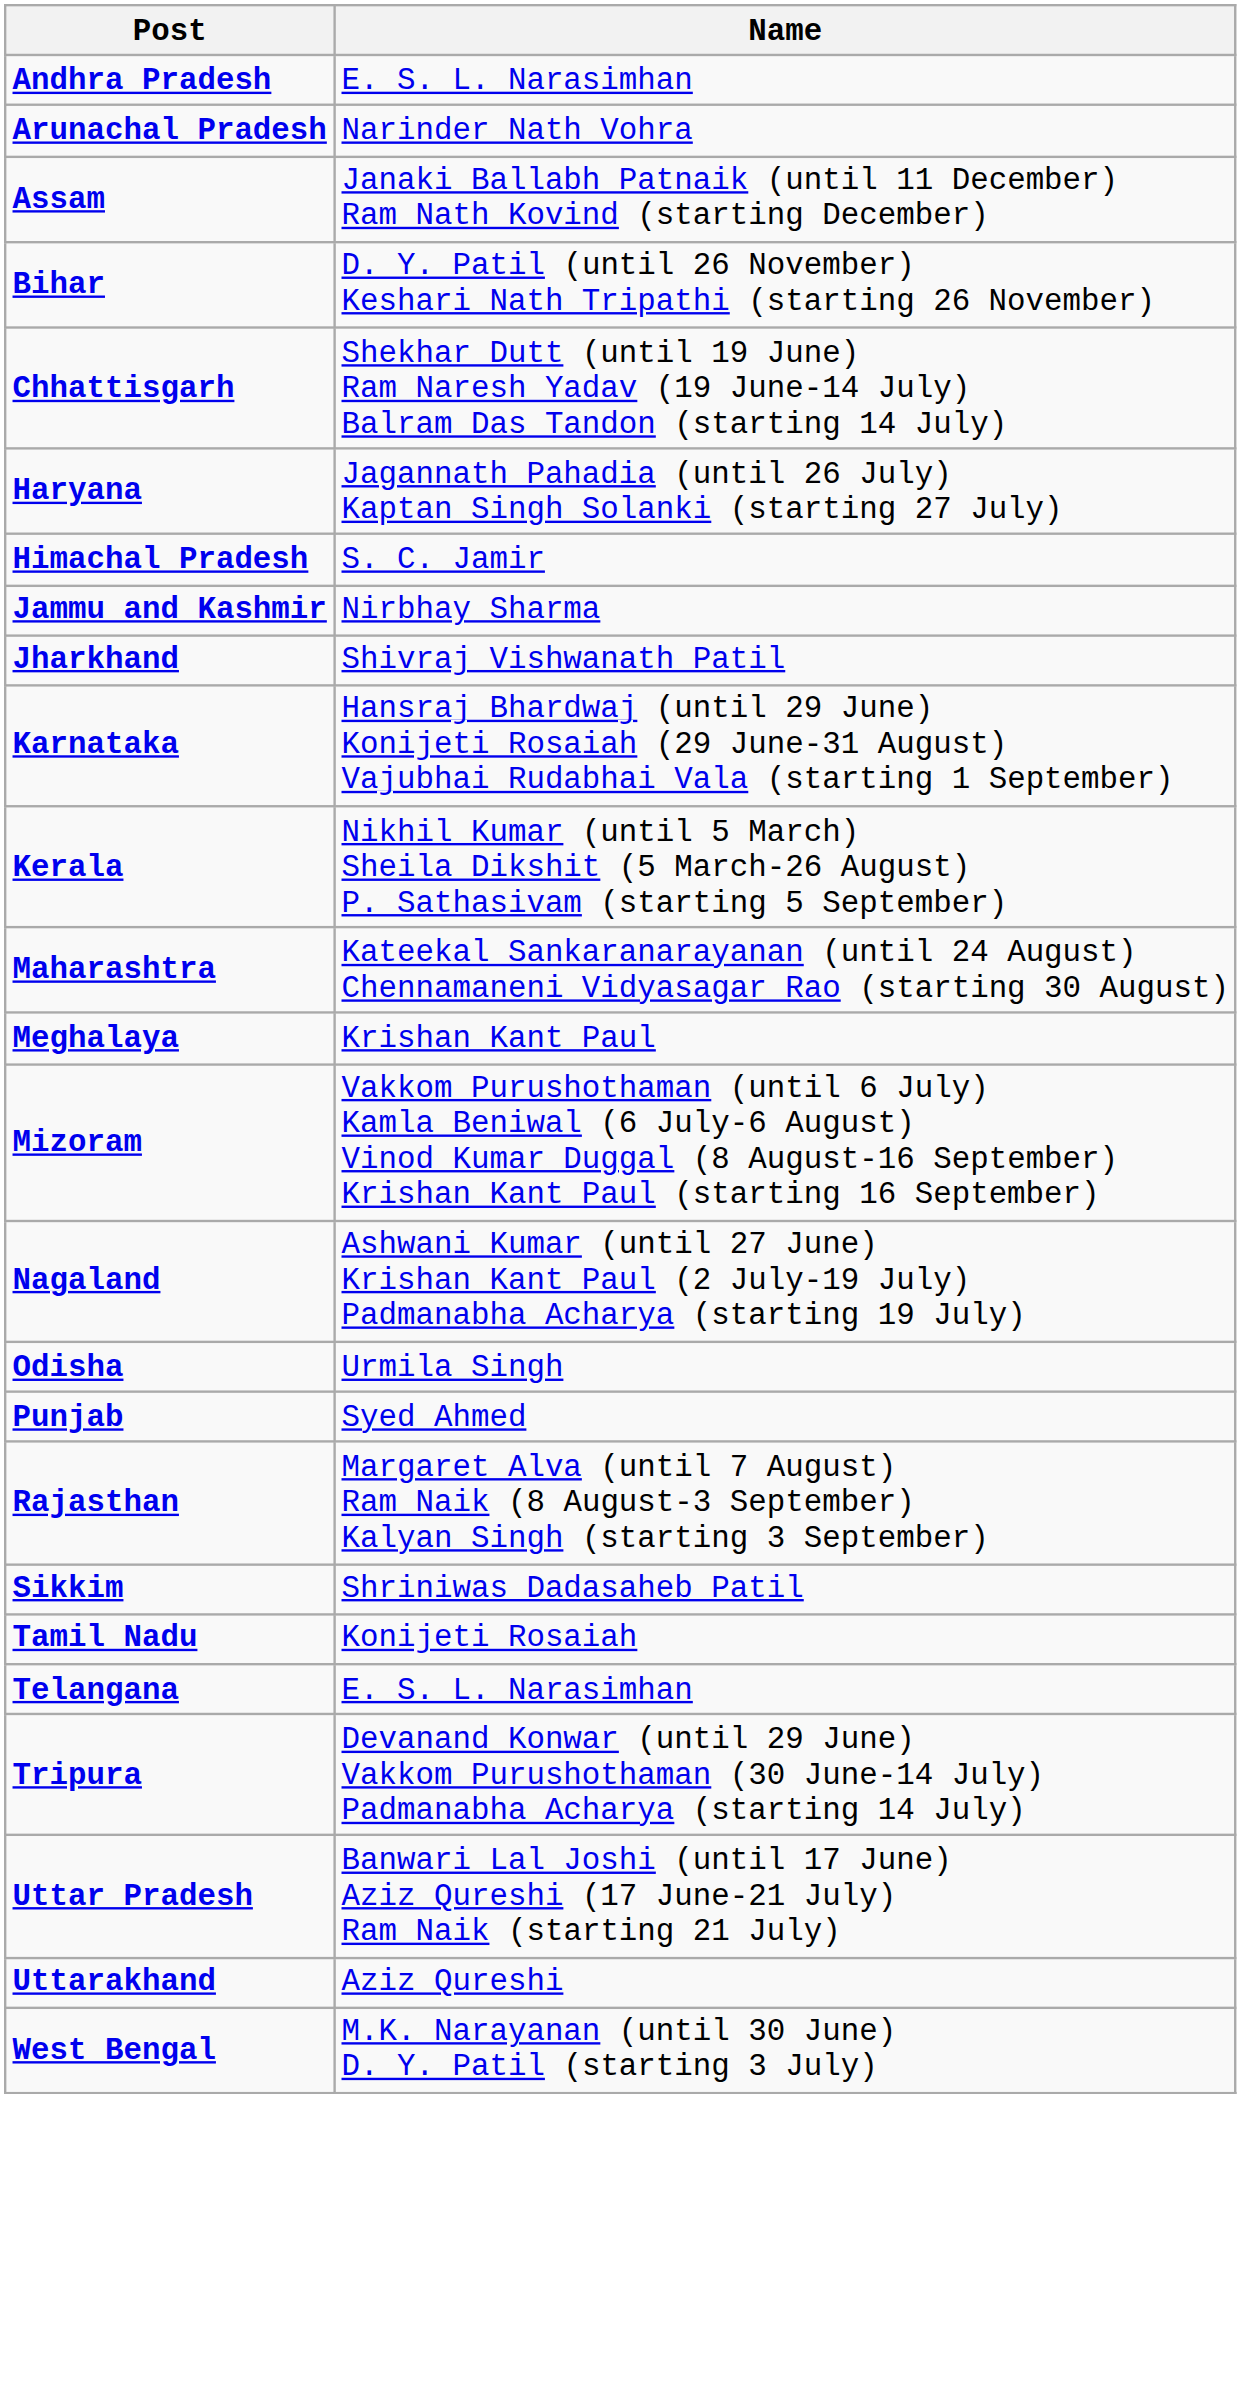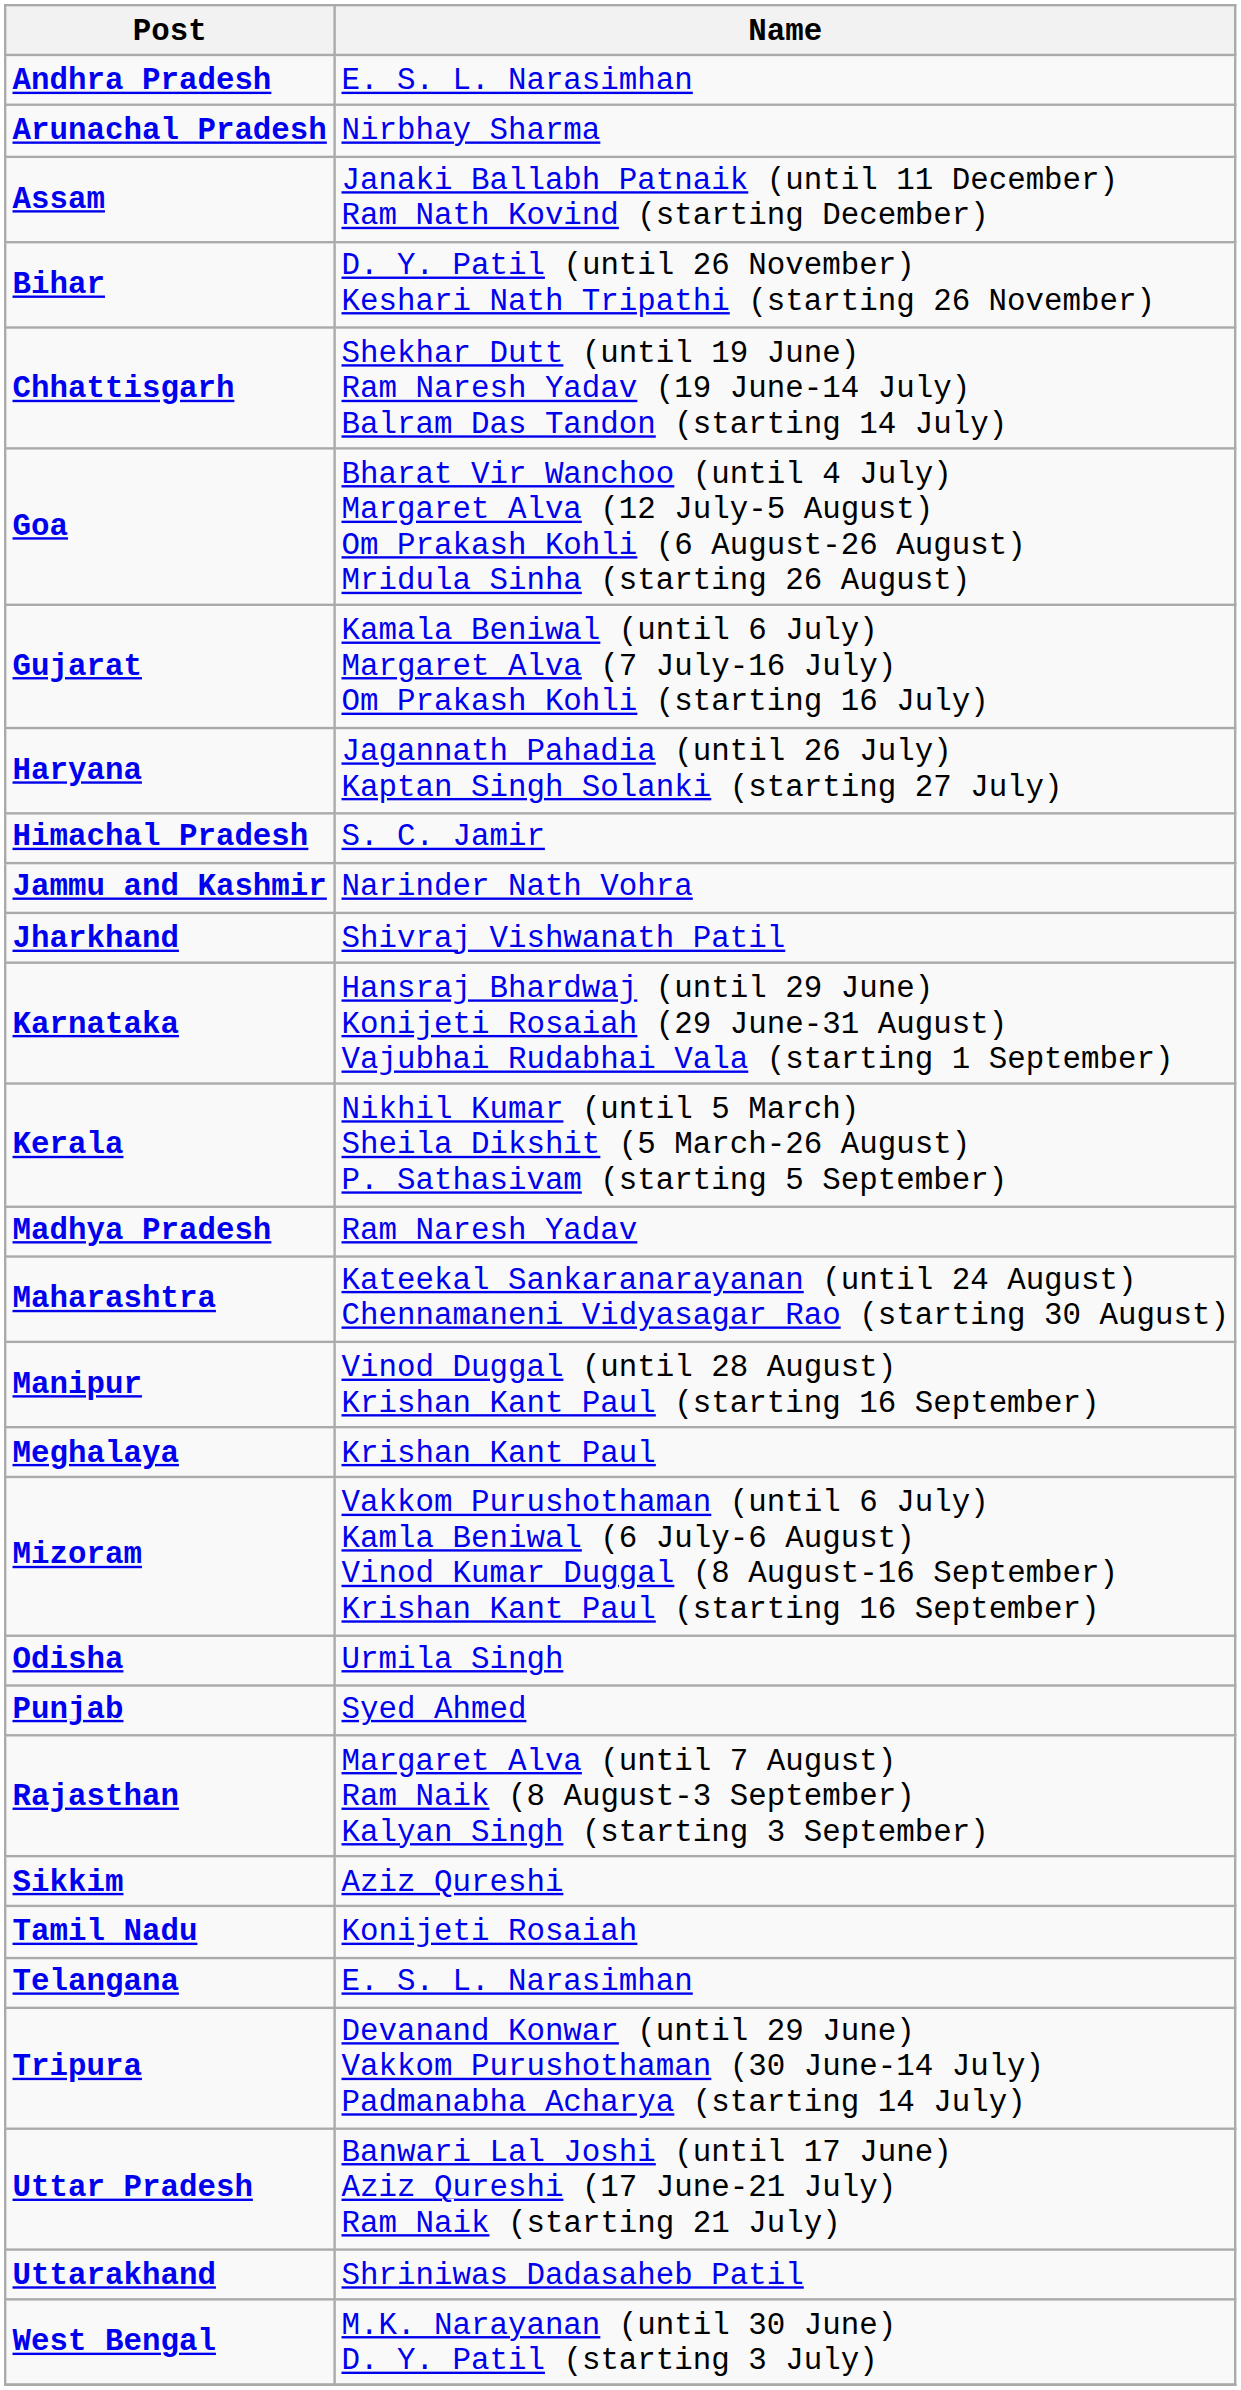(517, 131) Narinder Nath Vohra -> (471, 131) Nirbhay Sharma
+ row: (40, 527)
+ row: (77, 666)
(471, 610) Nirbhay Sharma -> (517, 888) Narinder Nath Vohra
+ row: (142, 1231)
+ row: (77, 1385)
- row: (86, 1281)
(573, 1589) Shriniwas Dadasaheb Patil -> (452, 1882) Aziz Qureshi
(452, 1982) Aziz Qureshi -> (573, 2275) Shriniwas Dadasaheb Patil
